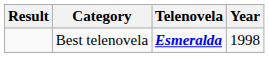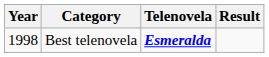columns swapped: (245, 16) <-> (28, 16)
